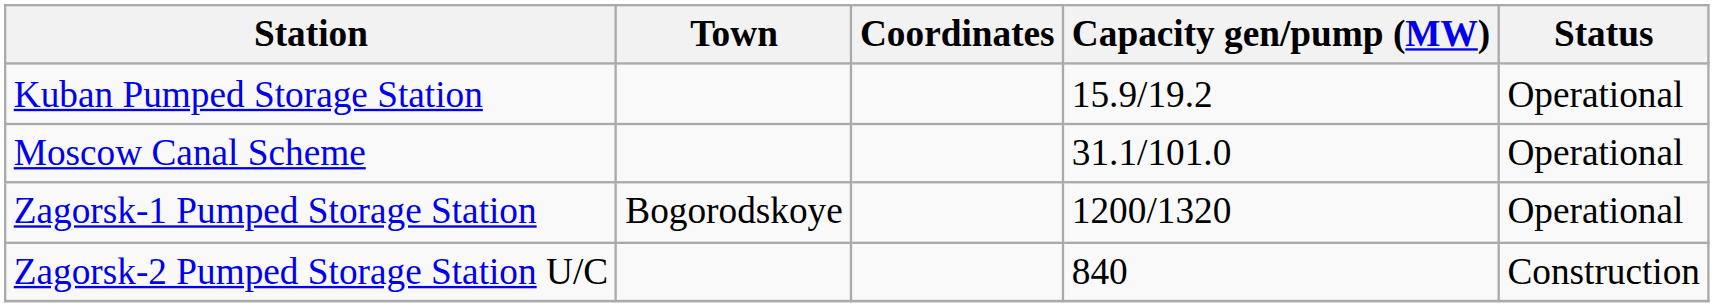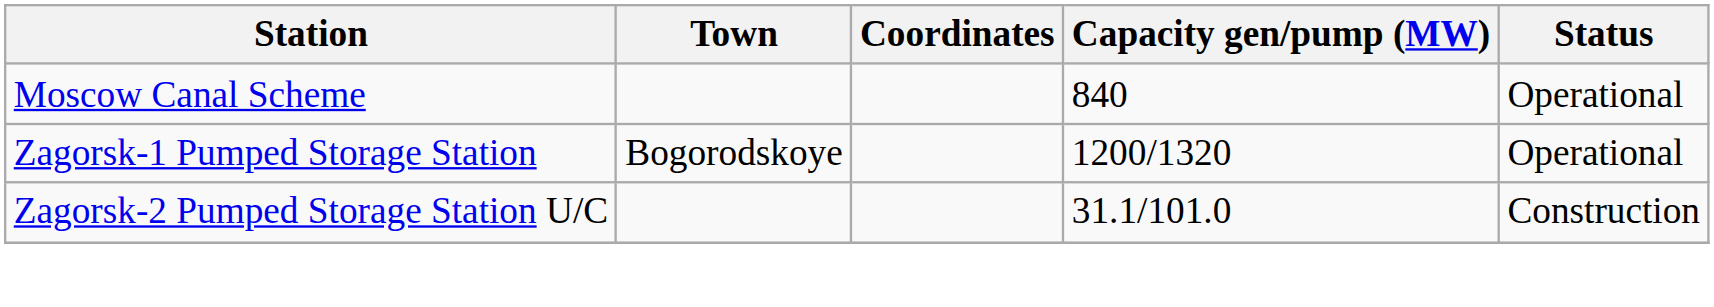- row: (248, 93)
(1152, 152) 31.1/101.0 -> (1100, 93) 840
(1100, 270) 840 -> (1152, 211) 31.1/101.0
